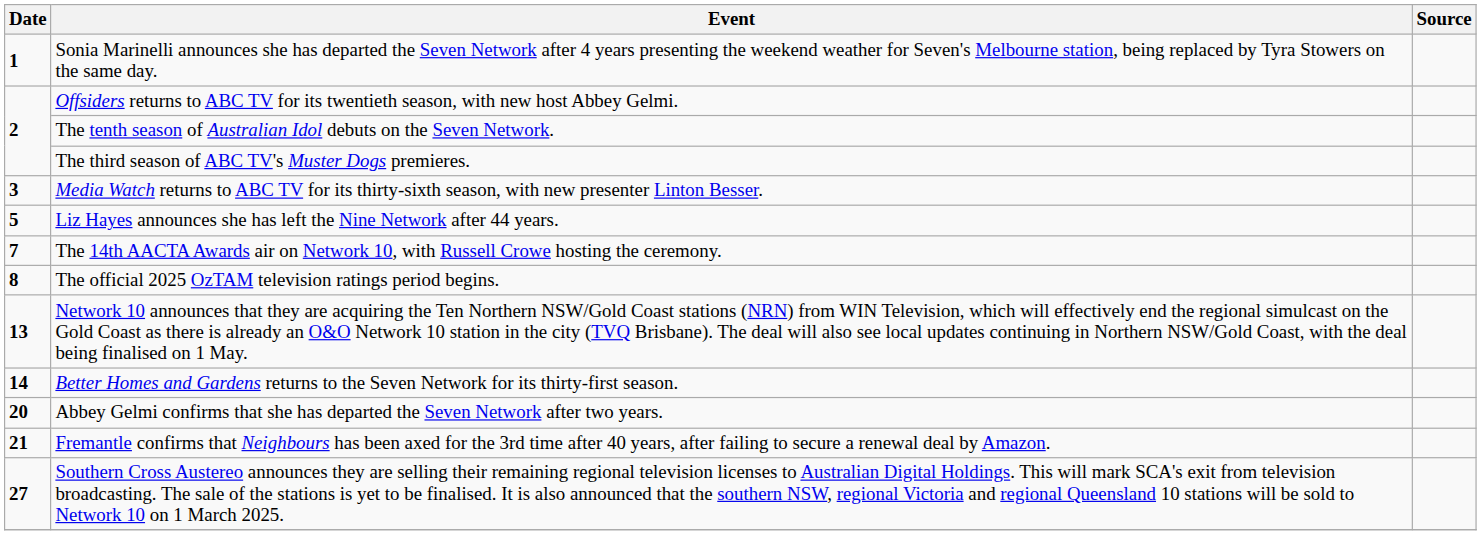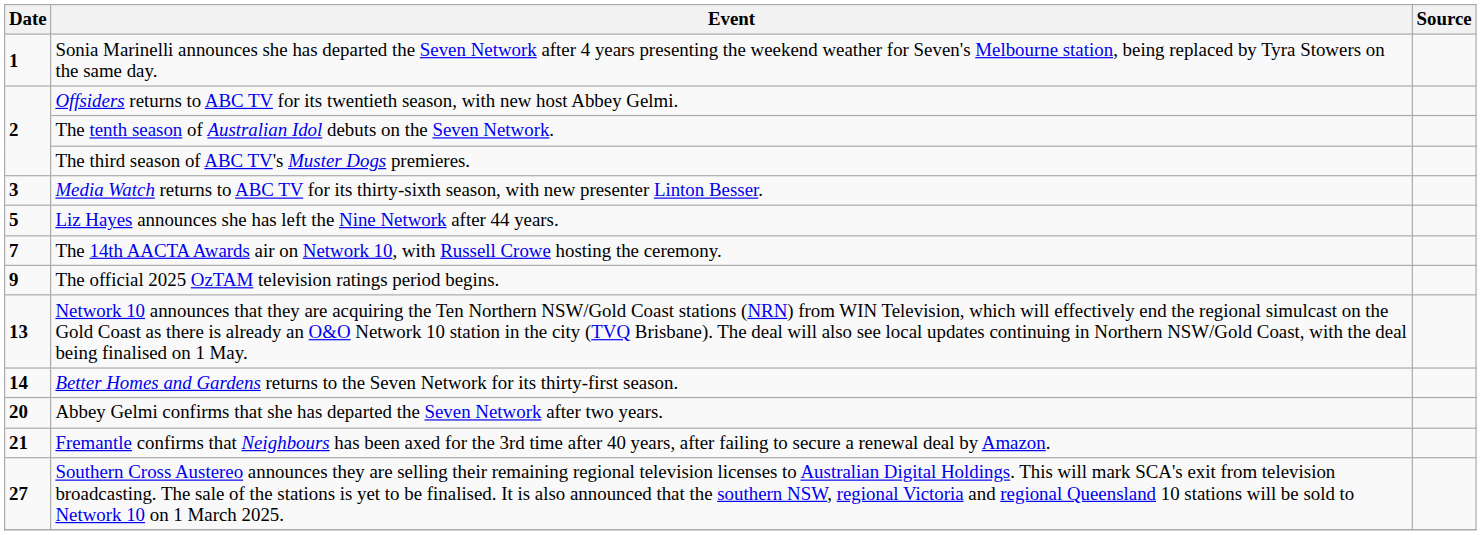(14, 280) 8 -> (14, 280) 9
